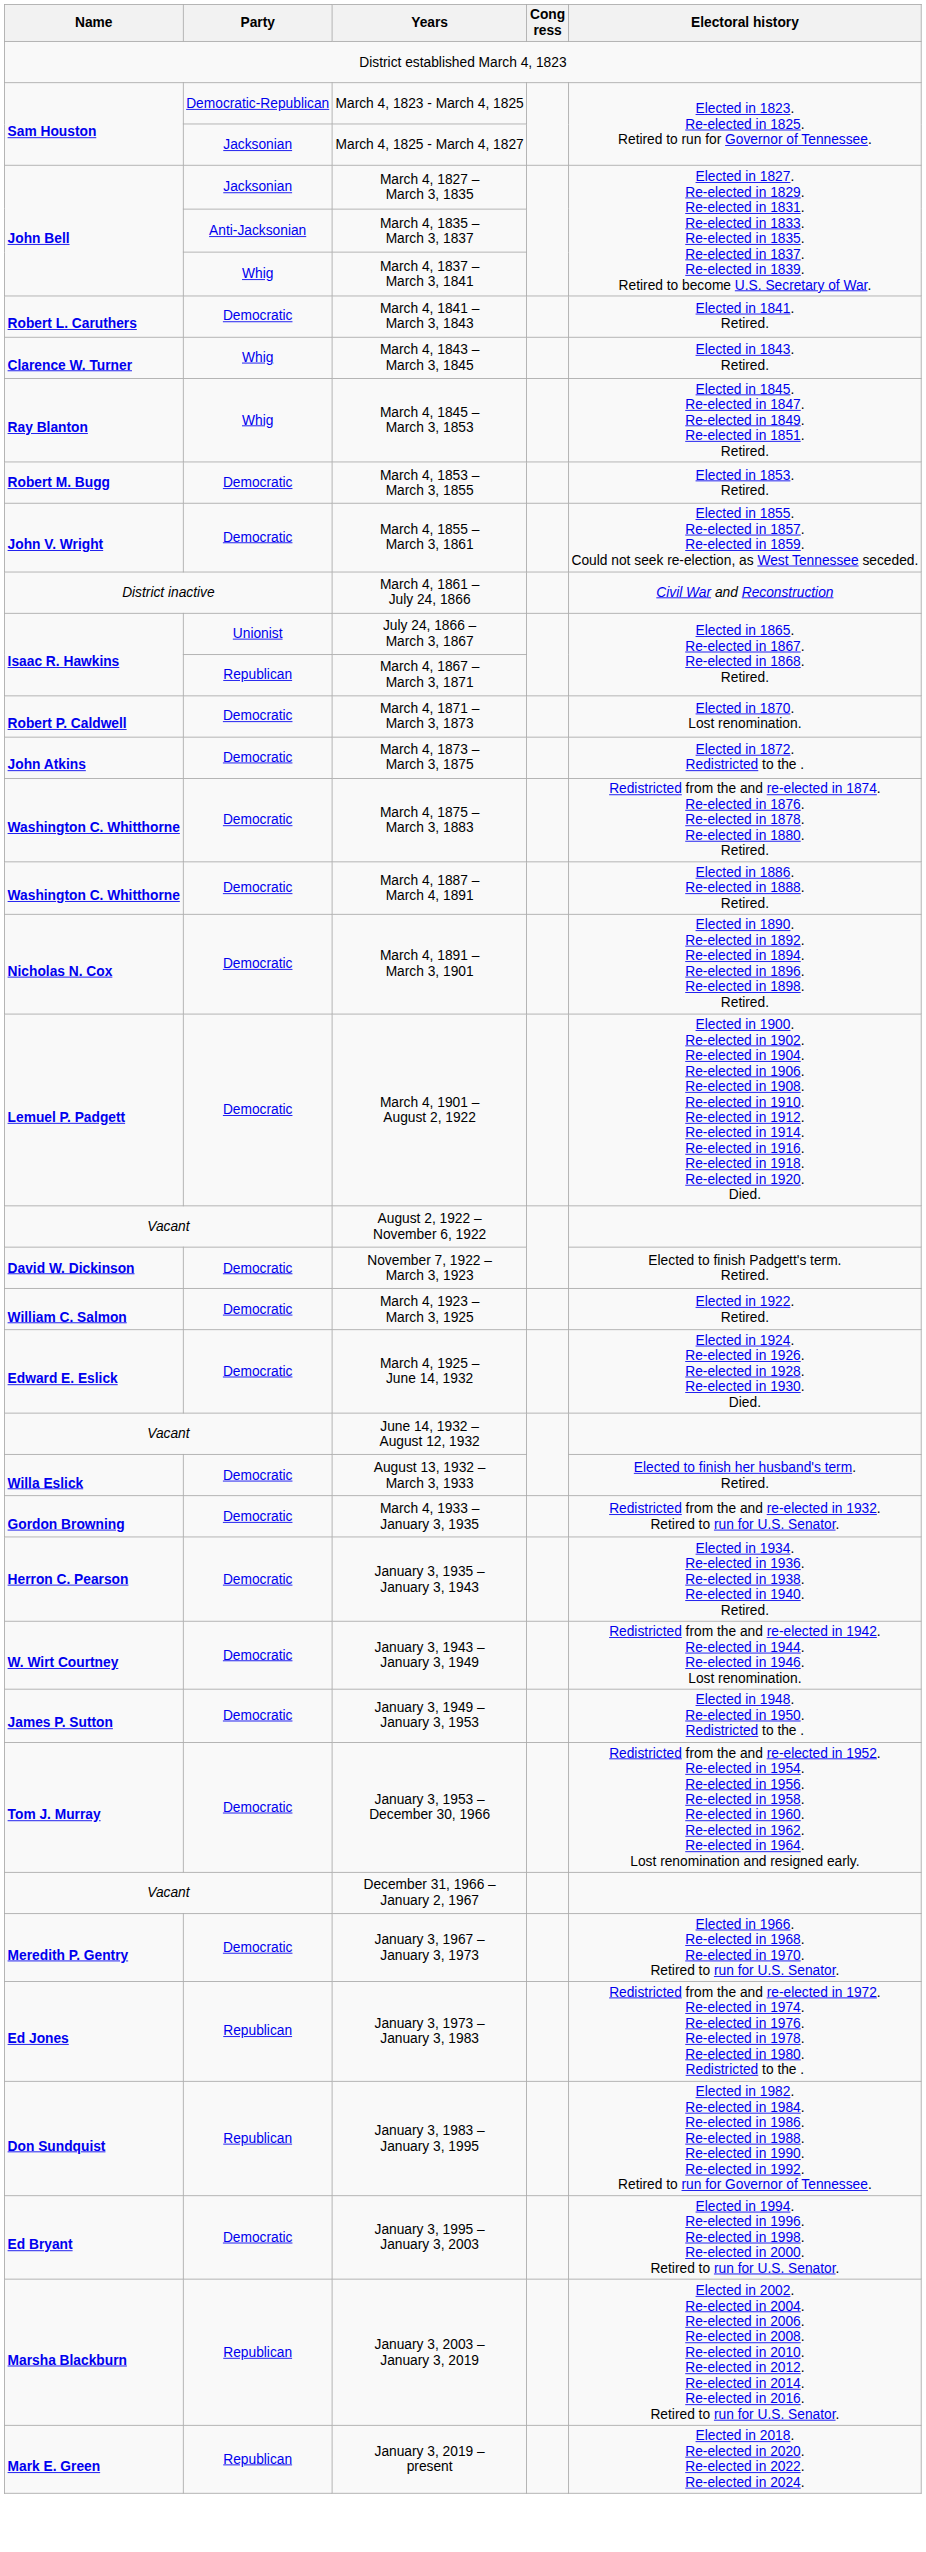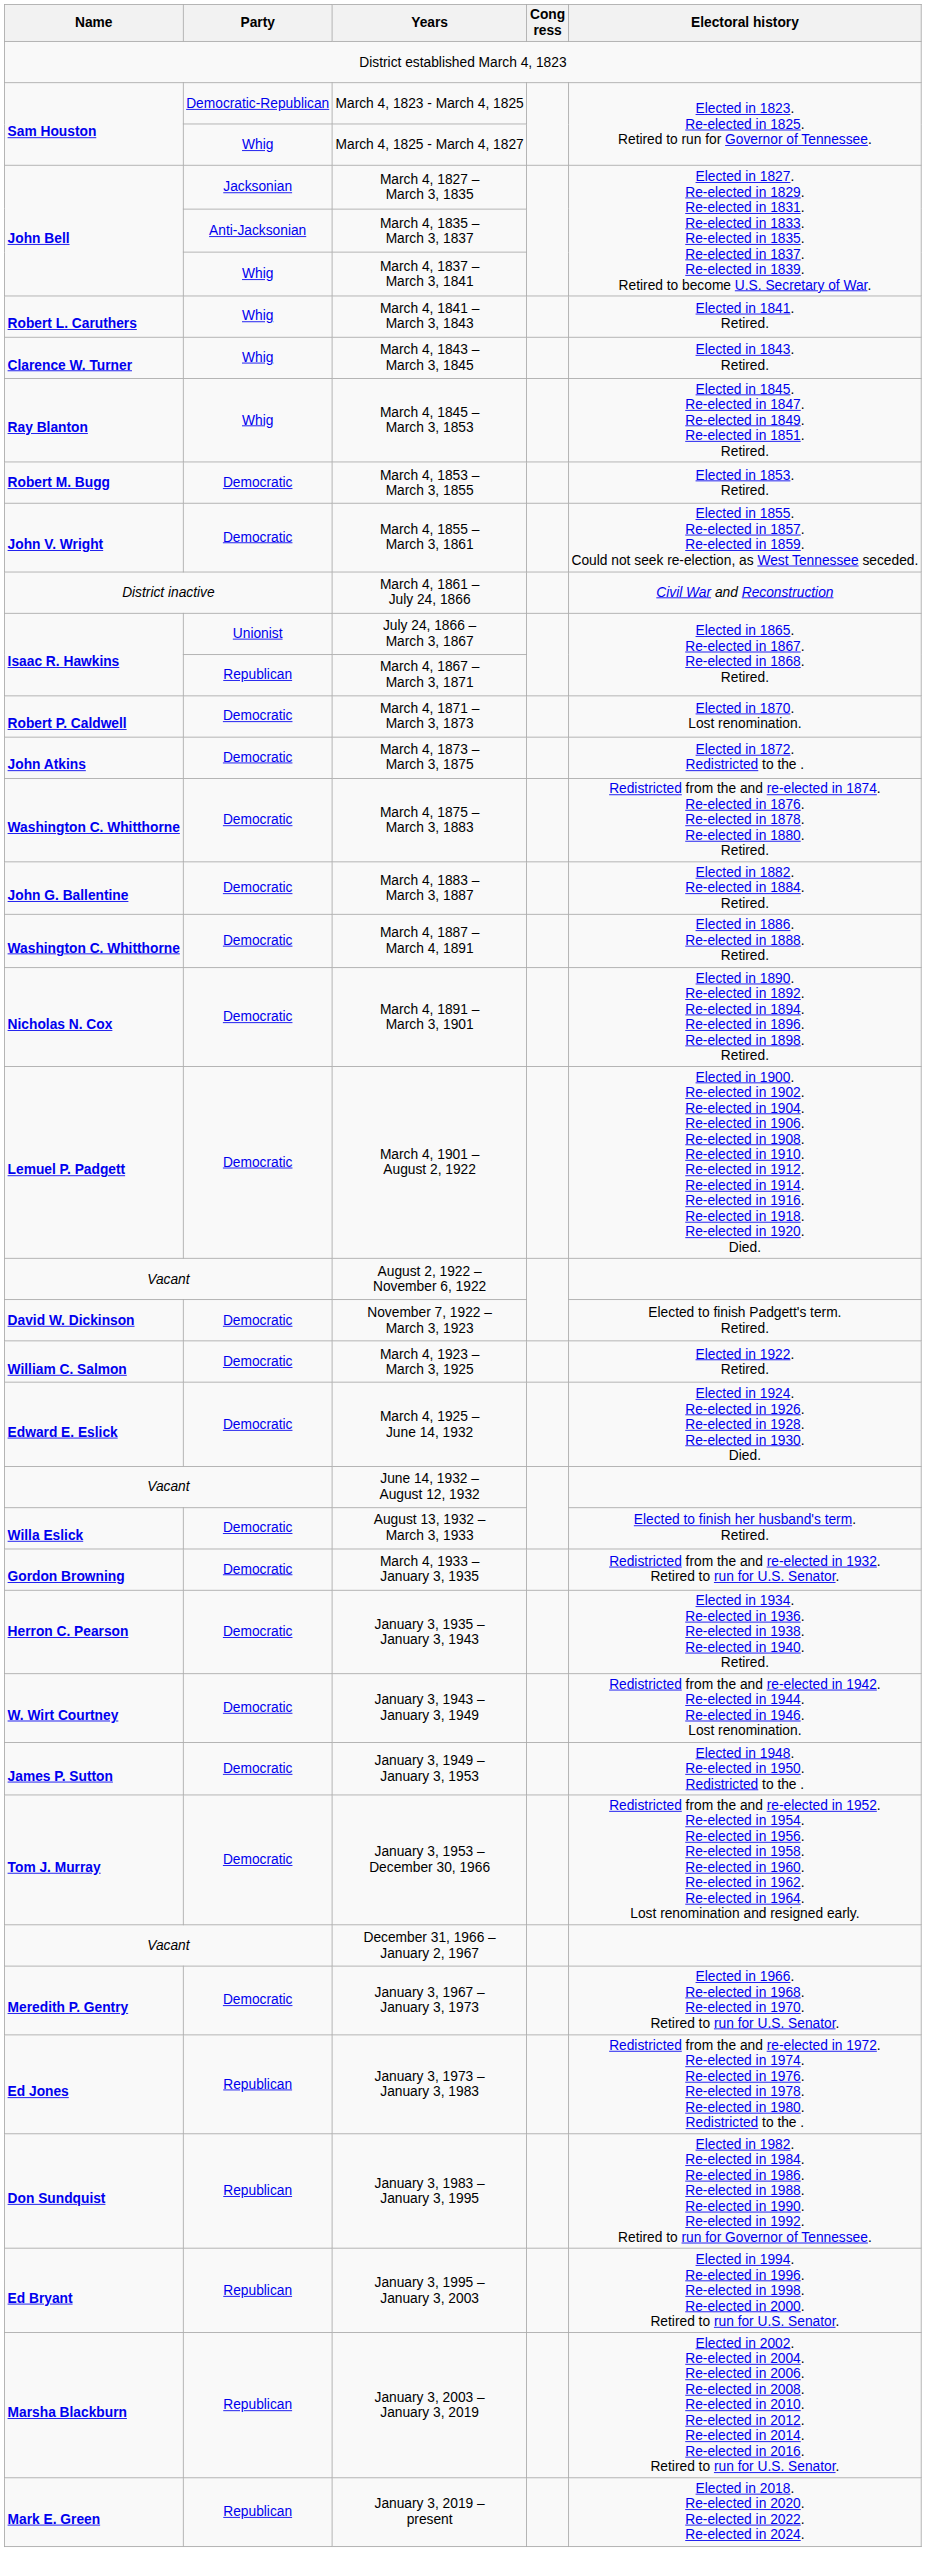(258, 145) Jacksonian -> (258, 145) Whig
(258, 316) Democratic -> (258, 316) Whig
+ row: (430, 888)
(258, 2237) Democratic -> (258, 2290) Republican
